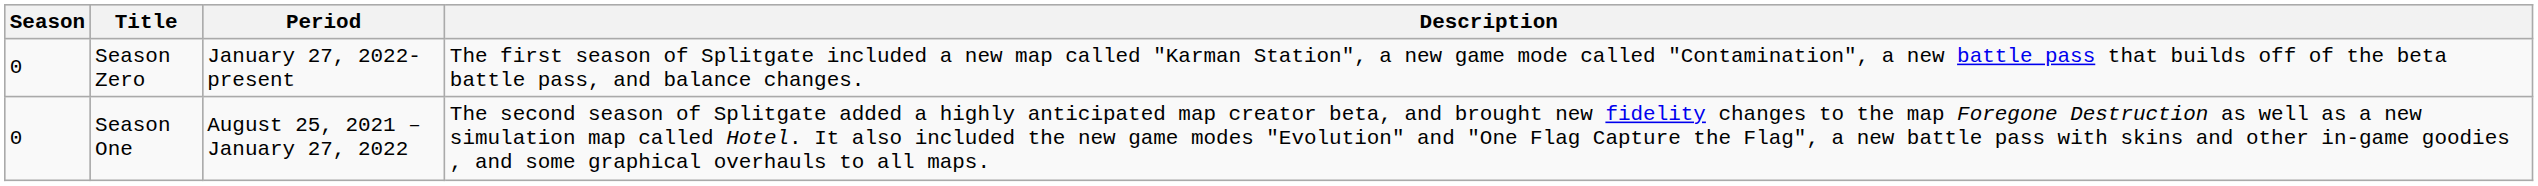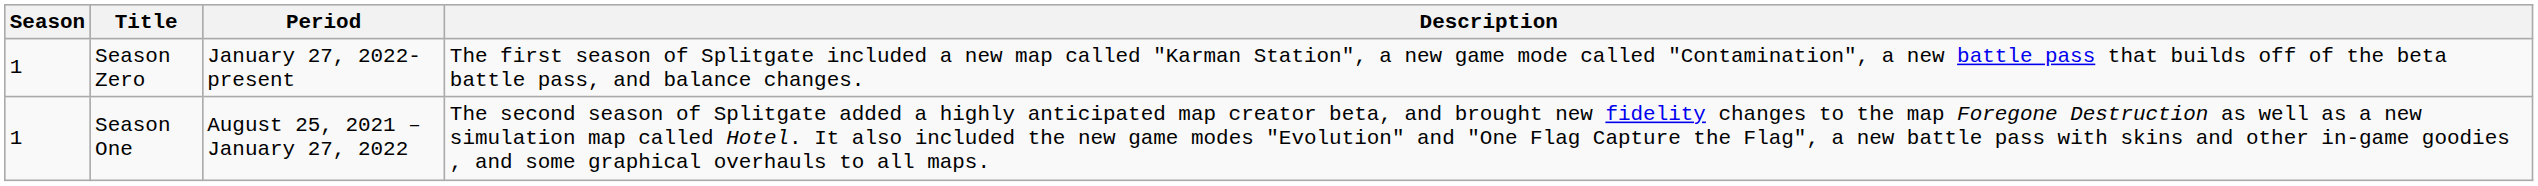(16, 68) 0 -> (16, 68) 1
(16, 138) 0 -> (16, 138) 1
